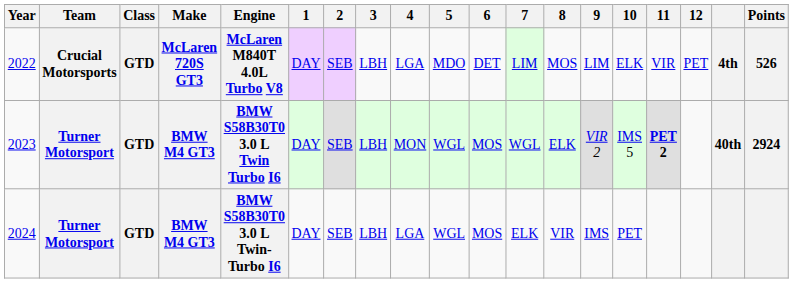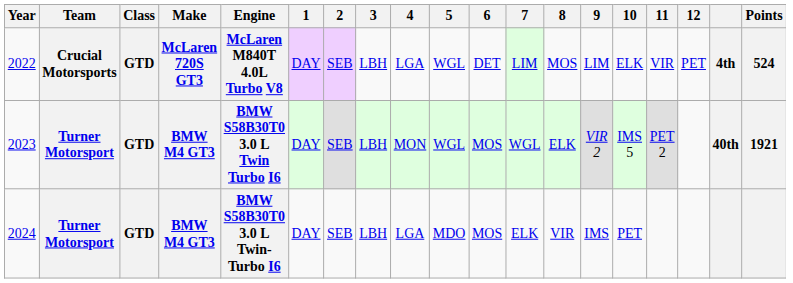(449, 64) MDO -> (449, 64) WGL
(766, 64) 526 -> (764, 64) 524
(663, 144) bold -> (662, 144) normal
(766, 144) 2924 -> (764, 144) 1921
(449, 233) WGL -> (449, 233) MDO
